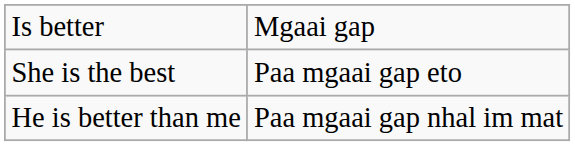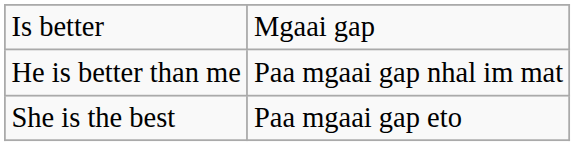rows swapped: (93, 72) <-> (126, 117)
